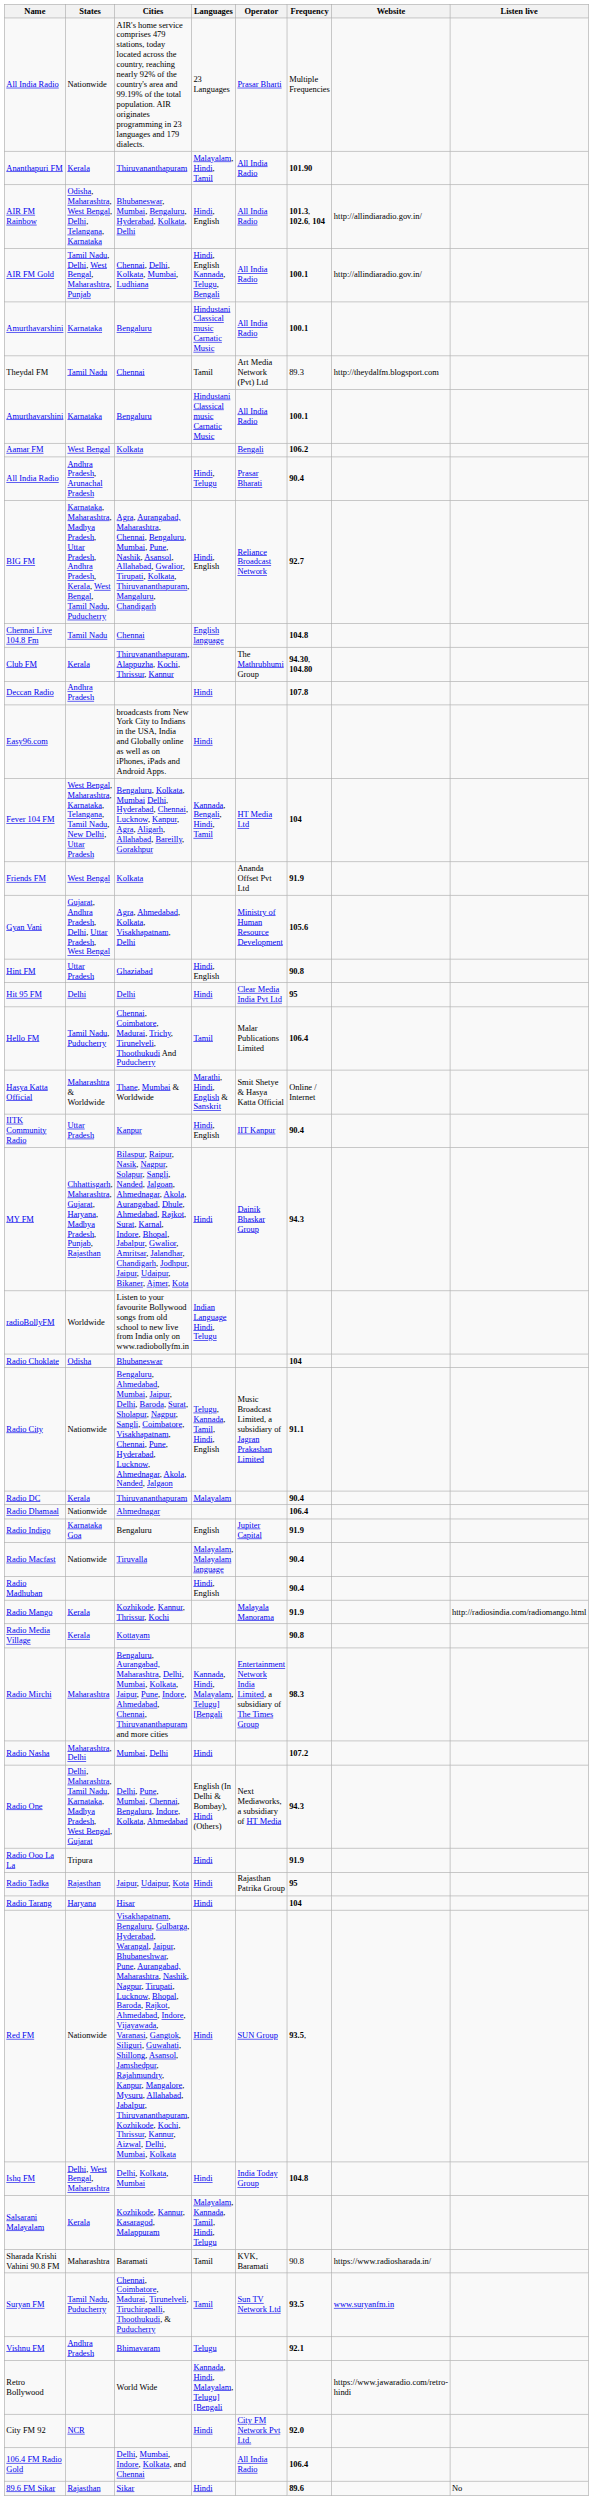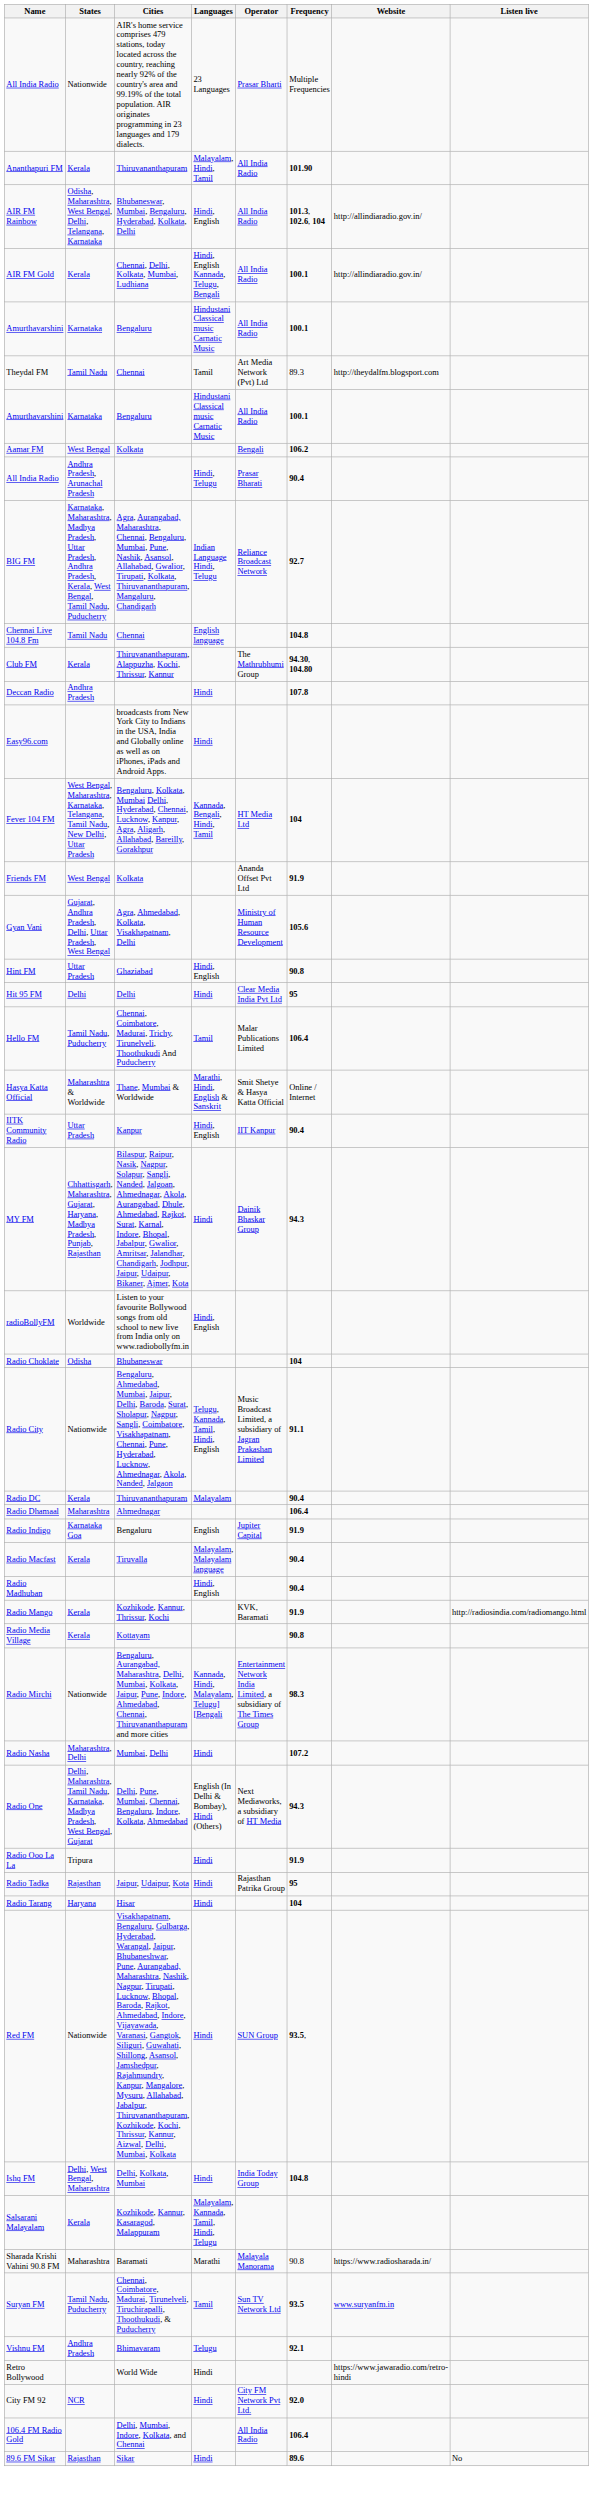(90, 275) Tamil Nadu, Delhi, West Bengal, Maharashtra, Punjab -> (79, 275) Kerala
(206, 561) Hindi, English -> (210, 561) Indian Language Hindi, Telugu
(210, 1322) Indian Language Hindi, Telugu -> (206, 1322) Hindi, English
(87, 1511) Nationwide -> (88, 1511) Maharashtra
(87, 1559) Nationwide -> (79, 1559) Kerala
(256, 1611) Malayala Manorama -> (253, 1611) KVK, Baramati
(88, 1694) Maharashtra -> (87, 1694) Nationwide
(203, 2260) Tamil -> (207, 2260) Marathi
(253, 2260) KVK, Baramati -> (256, 2260) Malayala Manorama
(213, 2386) Kannada, Hindi, Malayalam, Telugu][Bengali -> (203, 2372) Hindi
